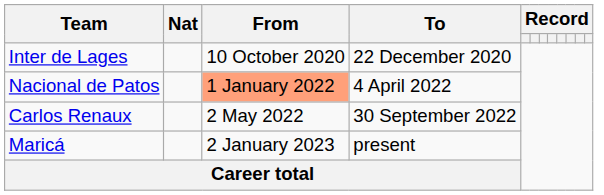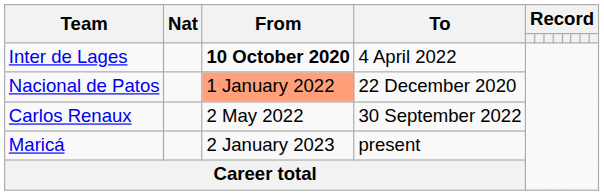(276, 57) normal -> (278, 57) bold
(432, 57) 22 December 2020 -> (407, 57) 4 April 2022
(402, 86) 4 April 2022 -> (437, 86) 22 December 2020
